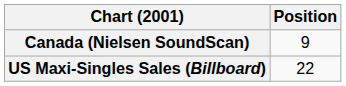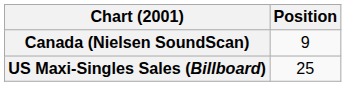(305, 68) 22 -> (305, 68) 25
